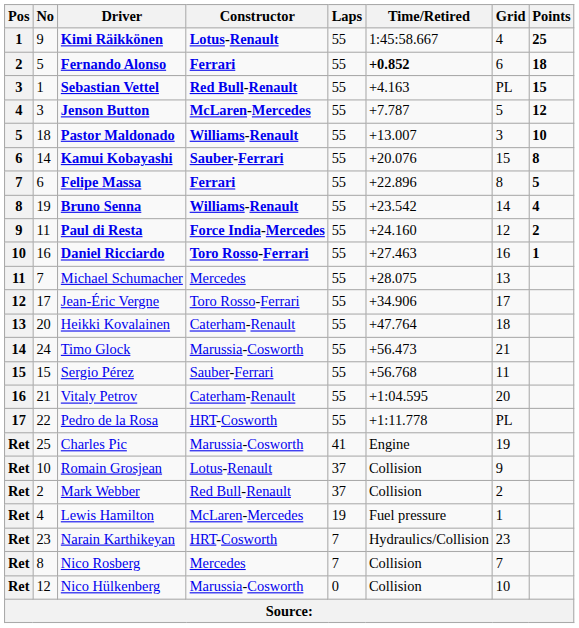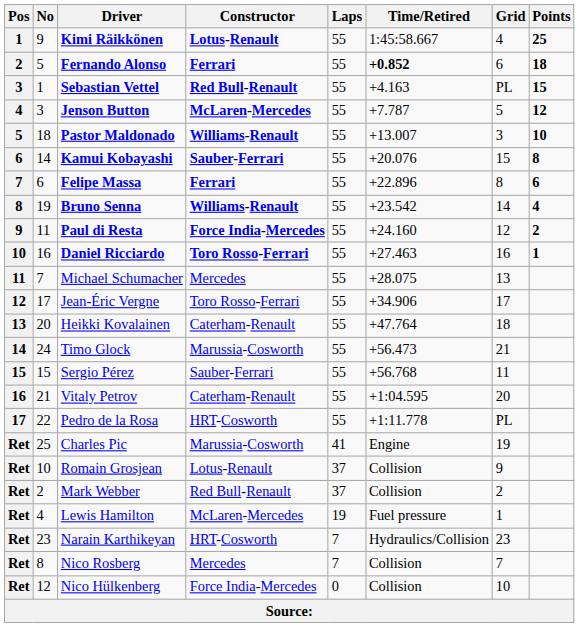(536, 182) 5 -> (536, 182) 6
(247, 586) Marussia-Cosworth -> (253, 586) Force India-Mercedes
